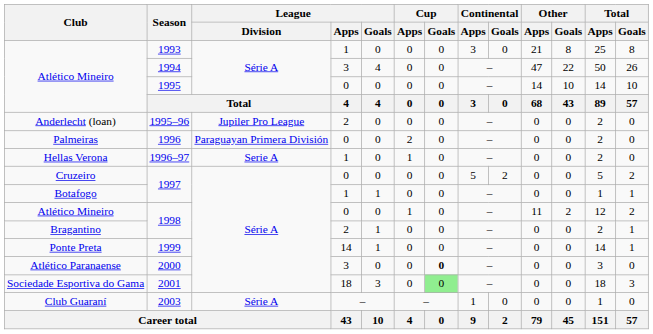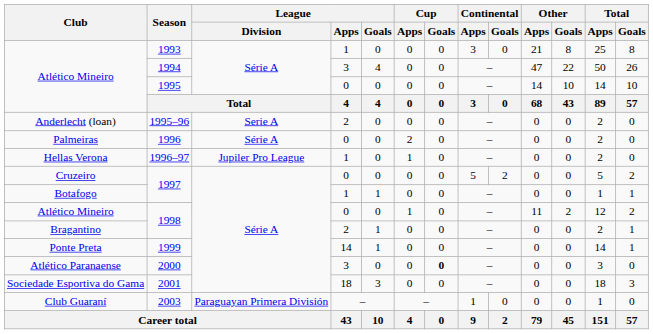(261, 121) Jupiler Pro League -> (261, 121) Serie A
(261, 139) Paraguayan Primera División -> (261, 139) Série A
(261, 157) Serie A -> (261, 157) Jupiler Pro League
(441, 283) lightgreen background -> (441, 283) no background
(261, 301) Série A -> (261, 301) Paraguayan Primera División
